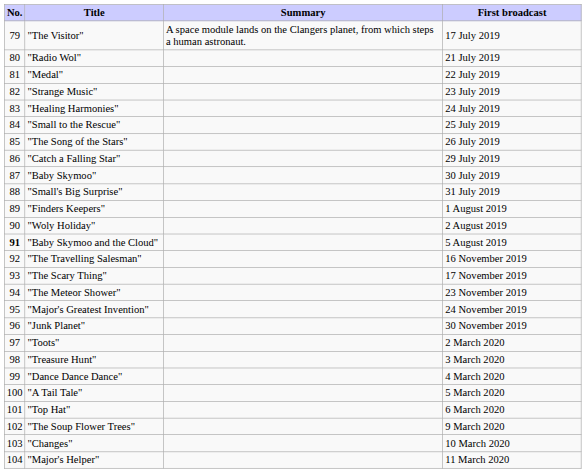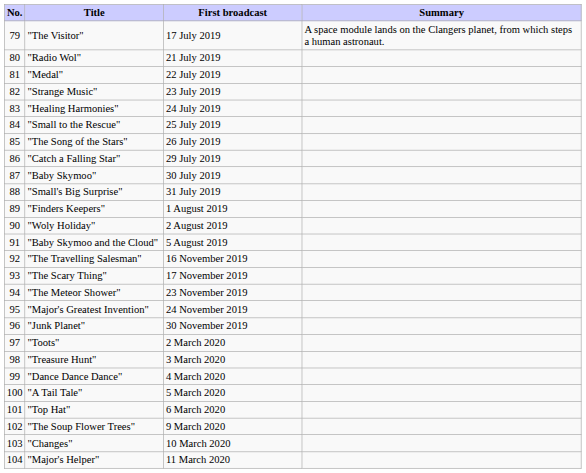columns swapped: (512, 12) <-> (303, 12)
(15, 242) bold -> (15, 242) normal
